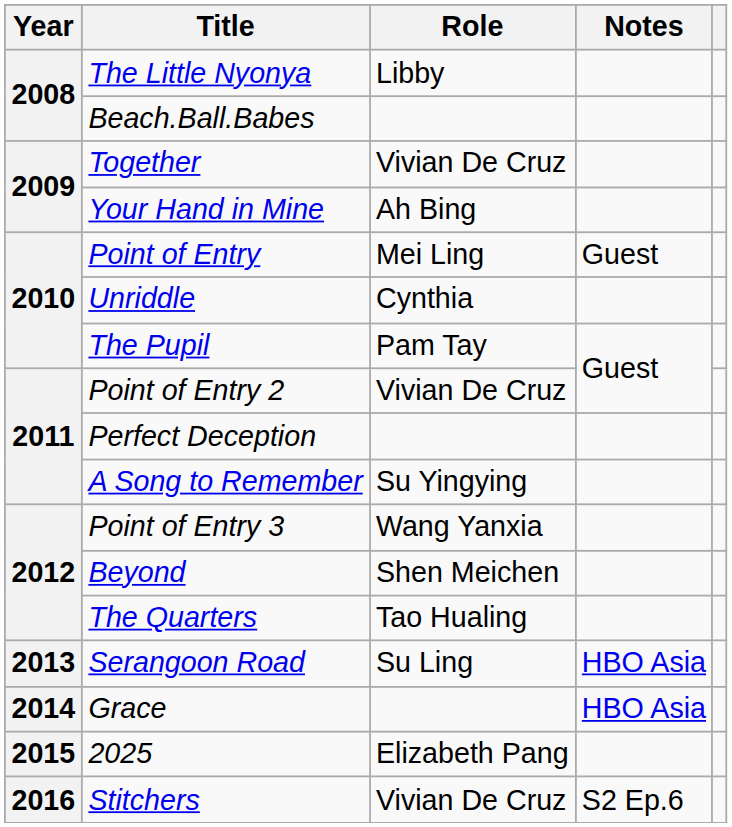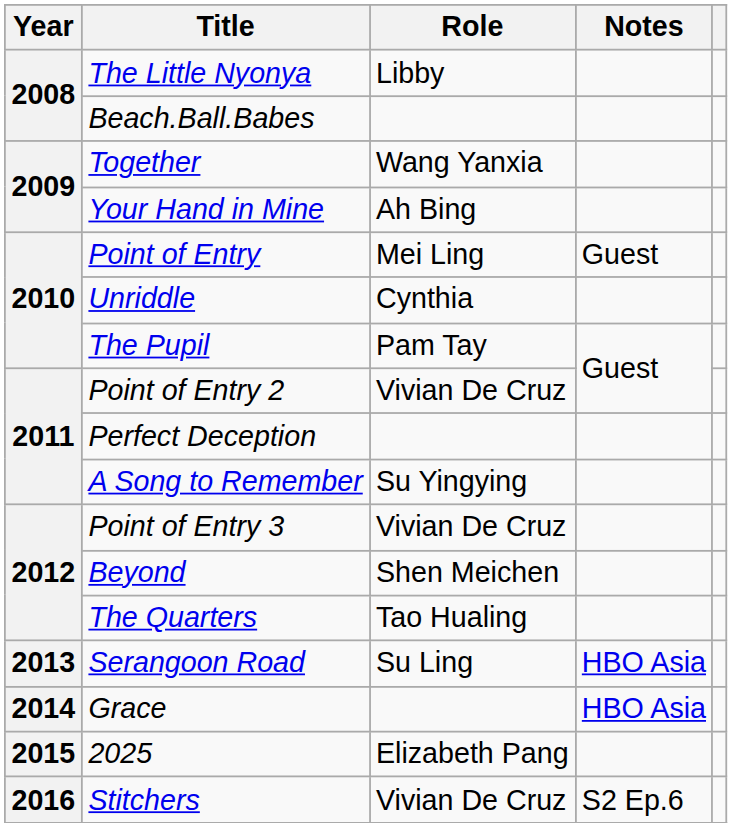(471, 163) Vivian De Cruz -> (459, 163) Wang Yanxia
(459, 526) Wang Yanxia -> (471, 526) Vivian De Cruz
